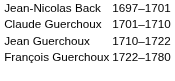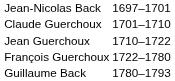+ row: (45, 73)
